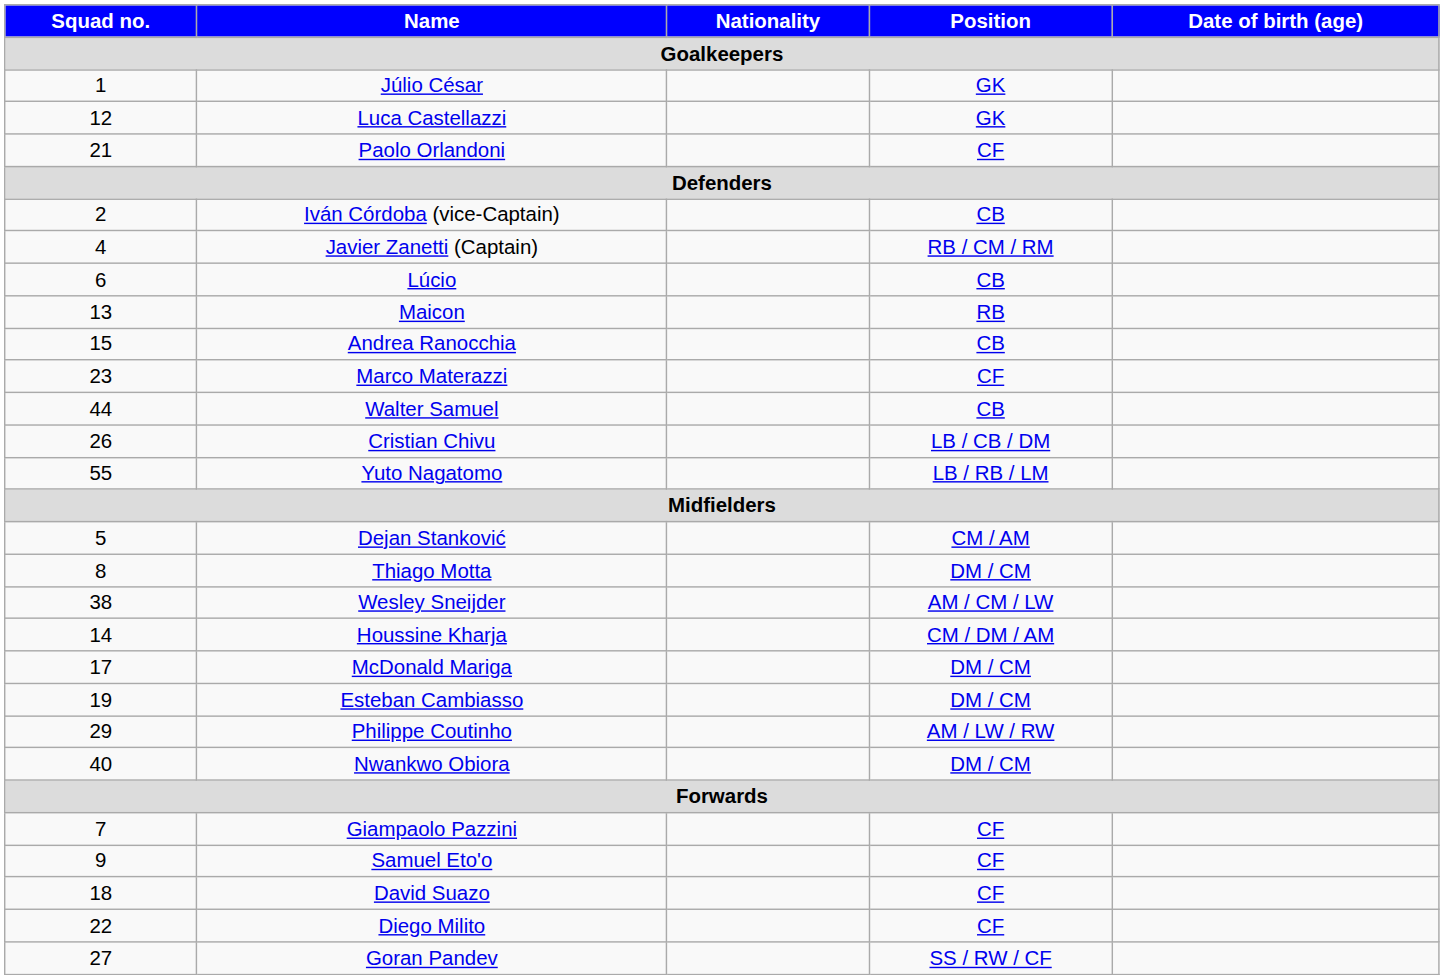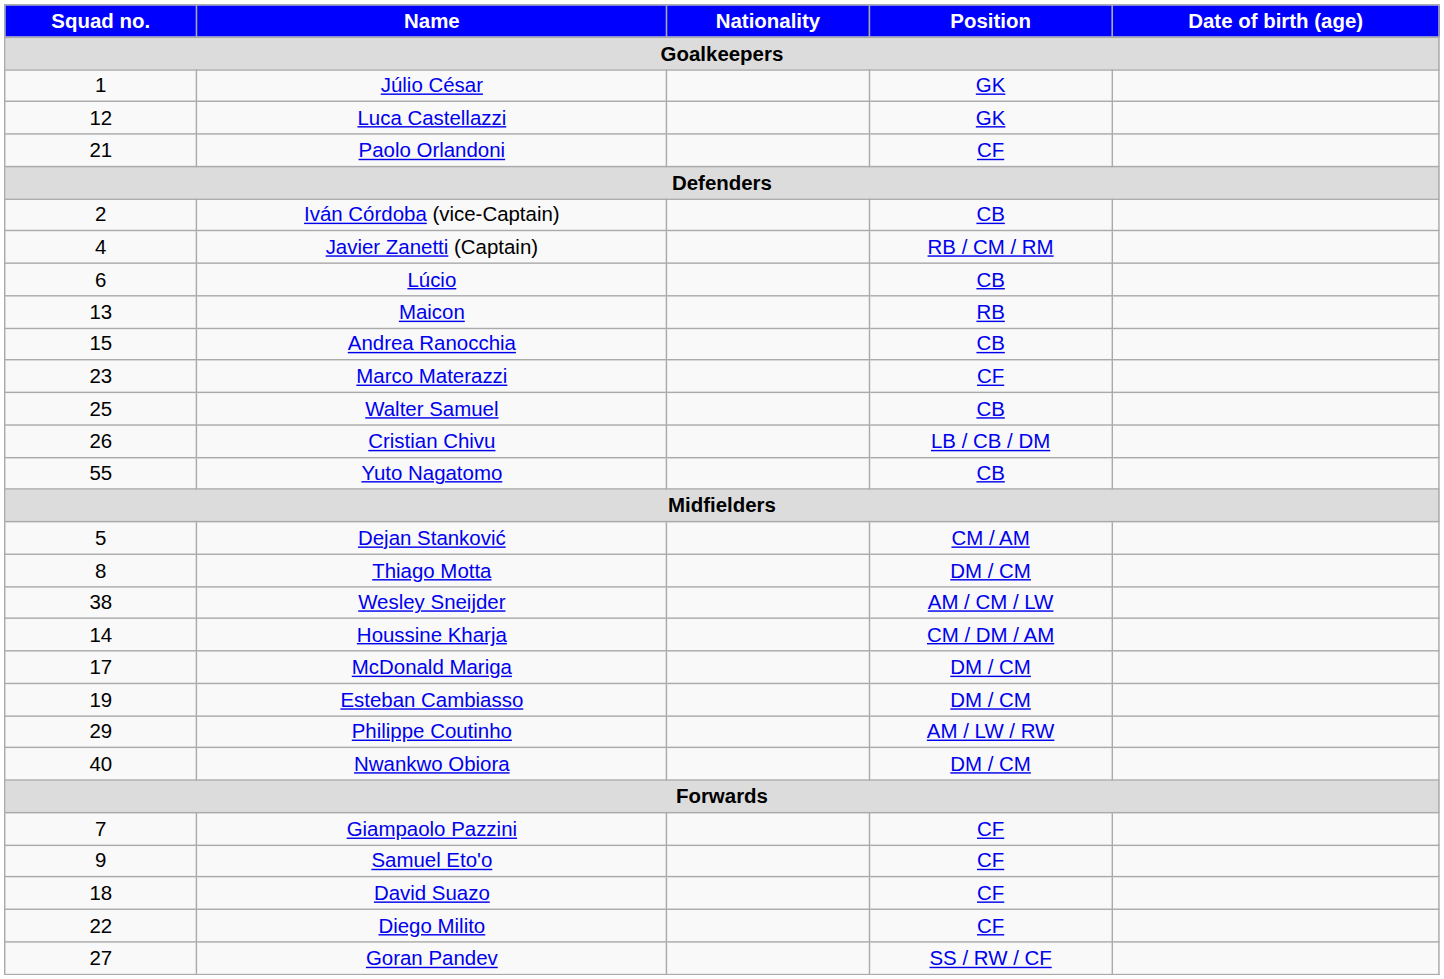(101, 409) 44 -> (101, 409) 25
(991, 474) LB / RB / LM -> (991, 474) CB
